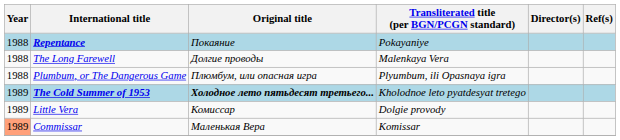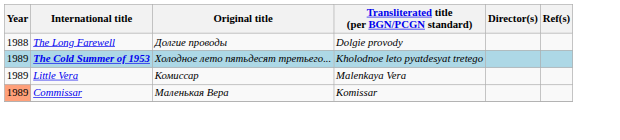- row: (59, 42)
(414, 59) Malenkaya Vera -> (369, 42) Dolgie provody
- row: (110, 76)
(282, 93) bold -> (243, 59) normal
(412, 110) Dolgie provody -> (371, 76) Malenkaya Vera
